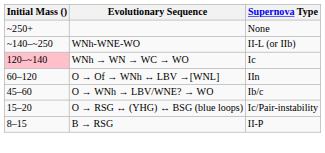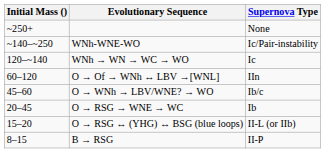(272, 44) II-L (or IIb) -> (283, 44) Ic/Pair-instability
(27, 60) pink background -> (27, 60) no background
+ row: (127, 108)
(283, 108) Ic/Pair-instability -> (272, 124) II-L (or IIb)
